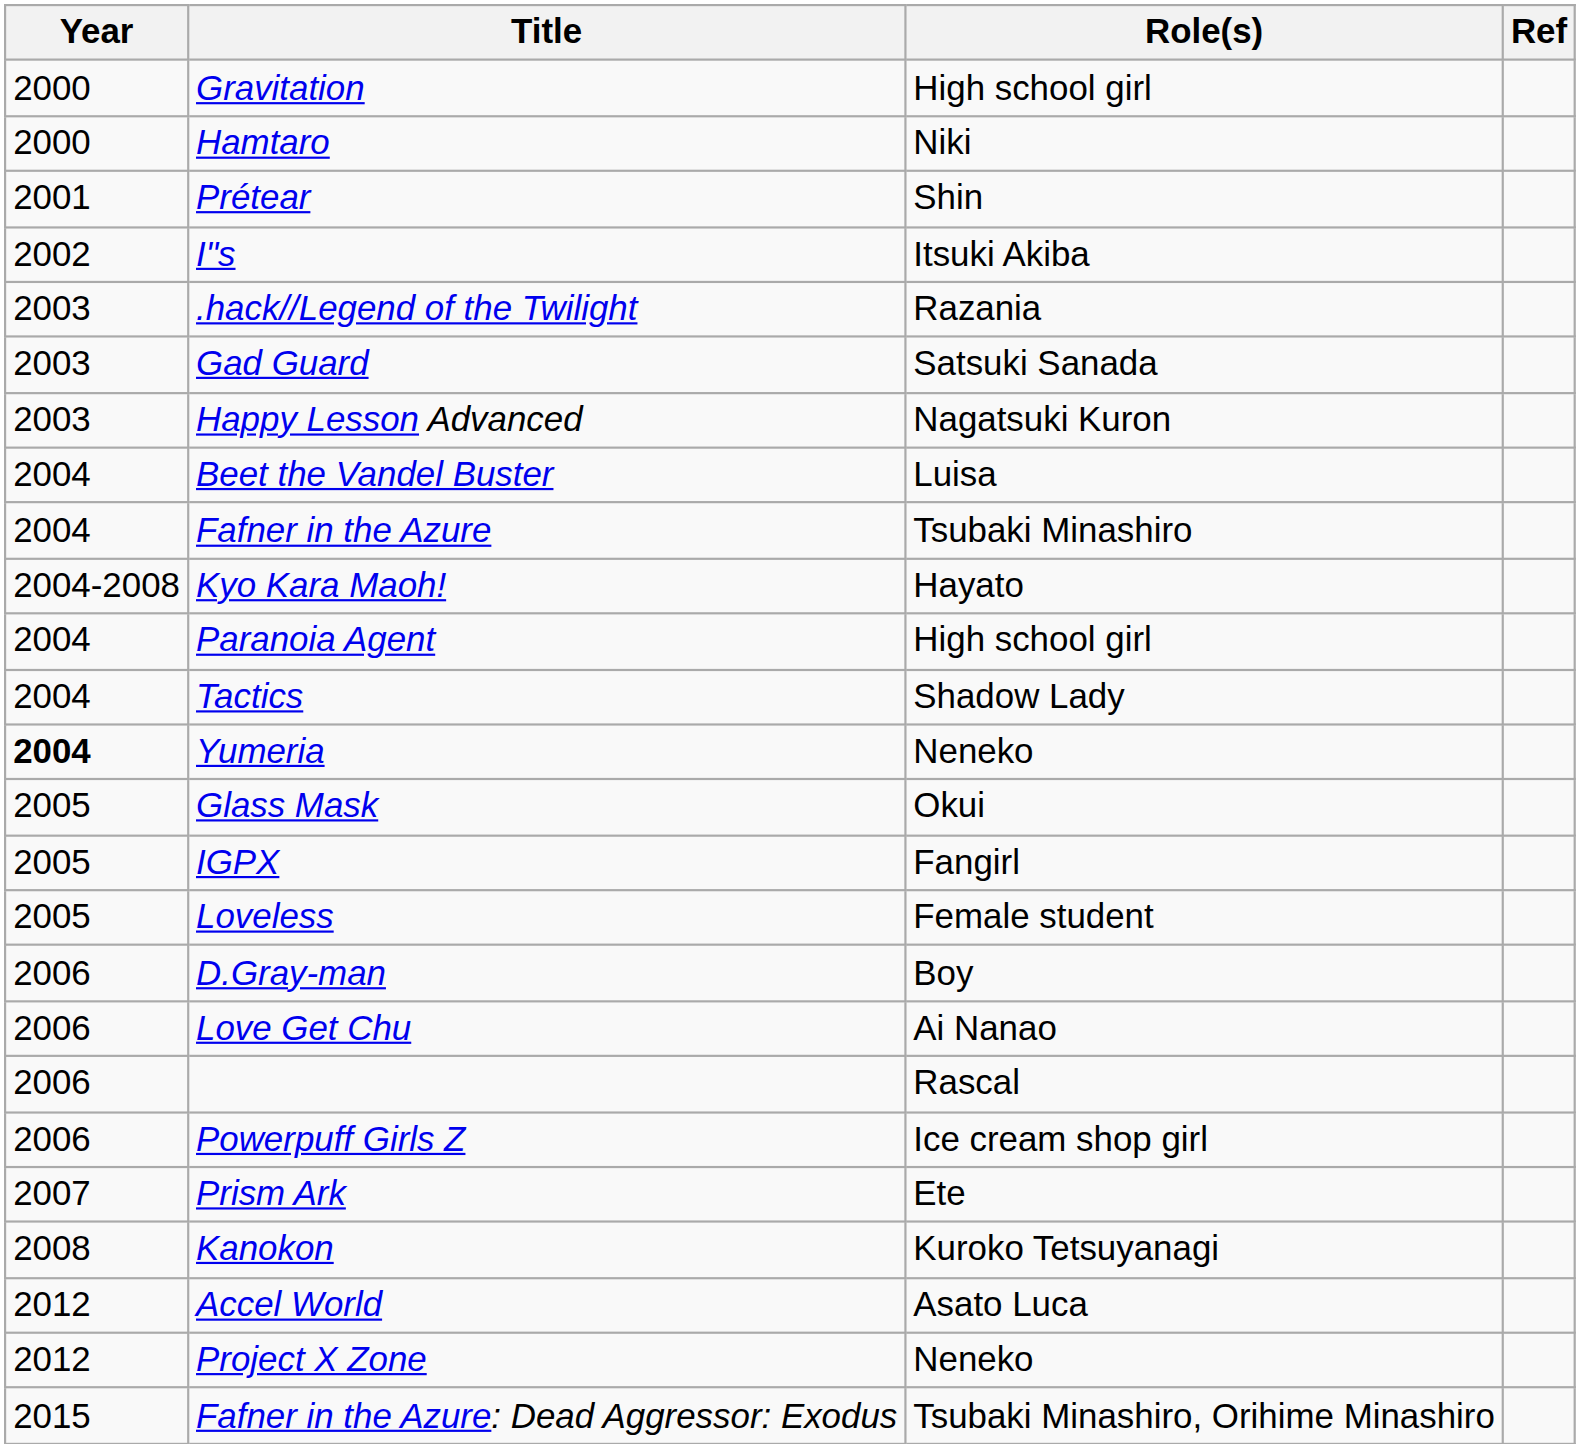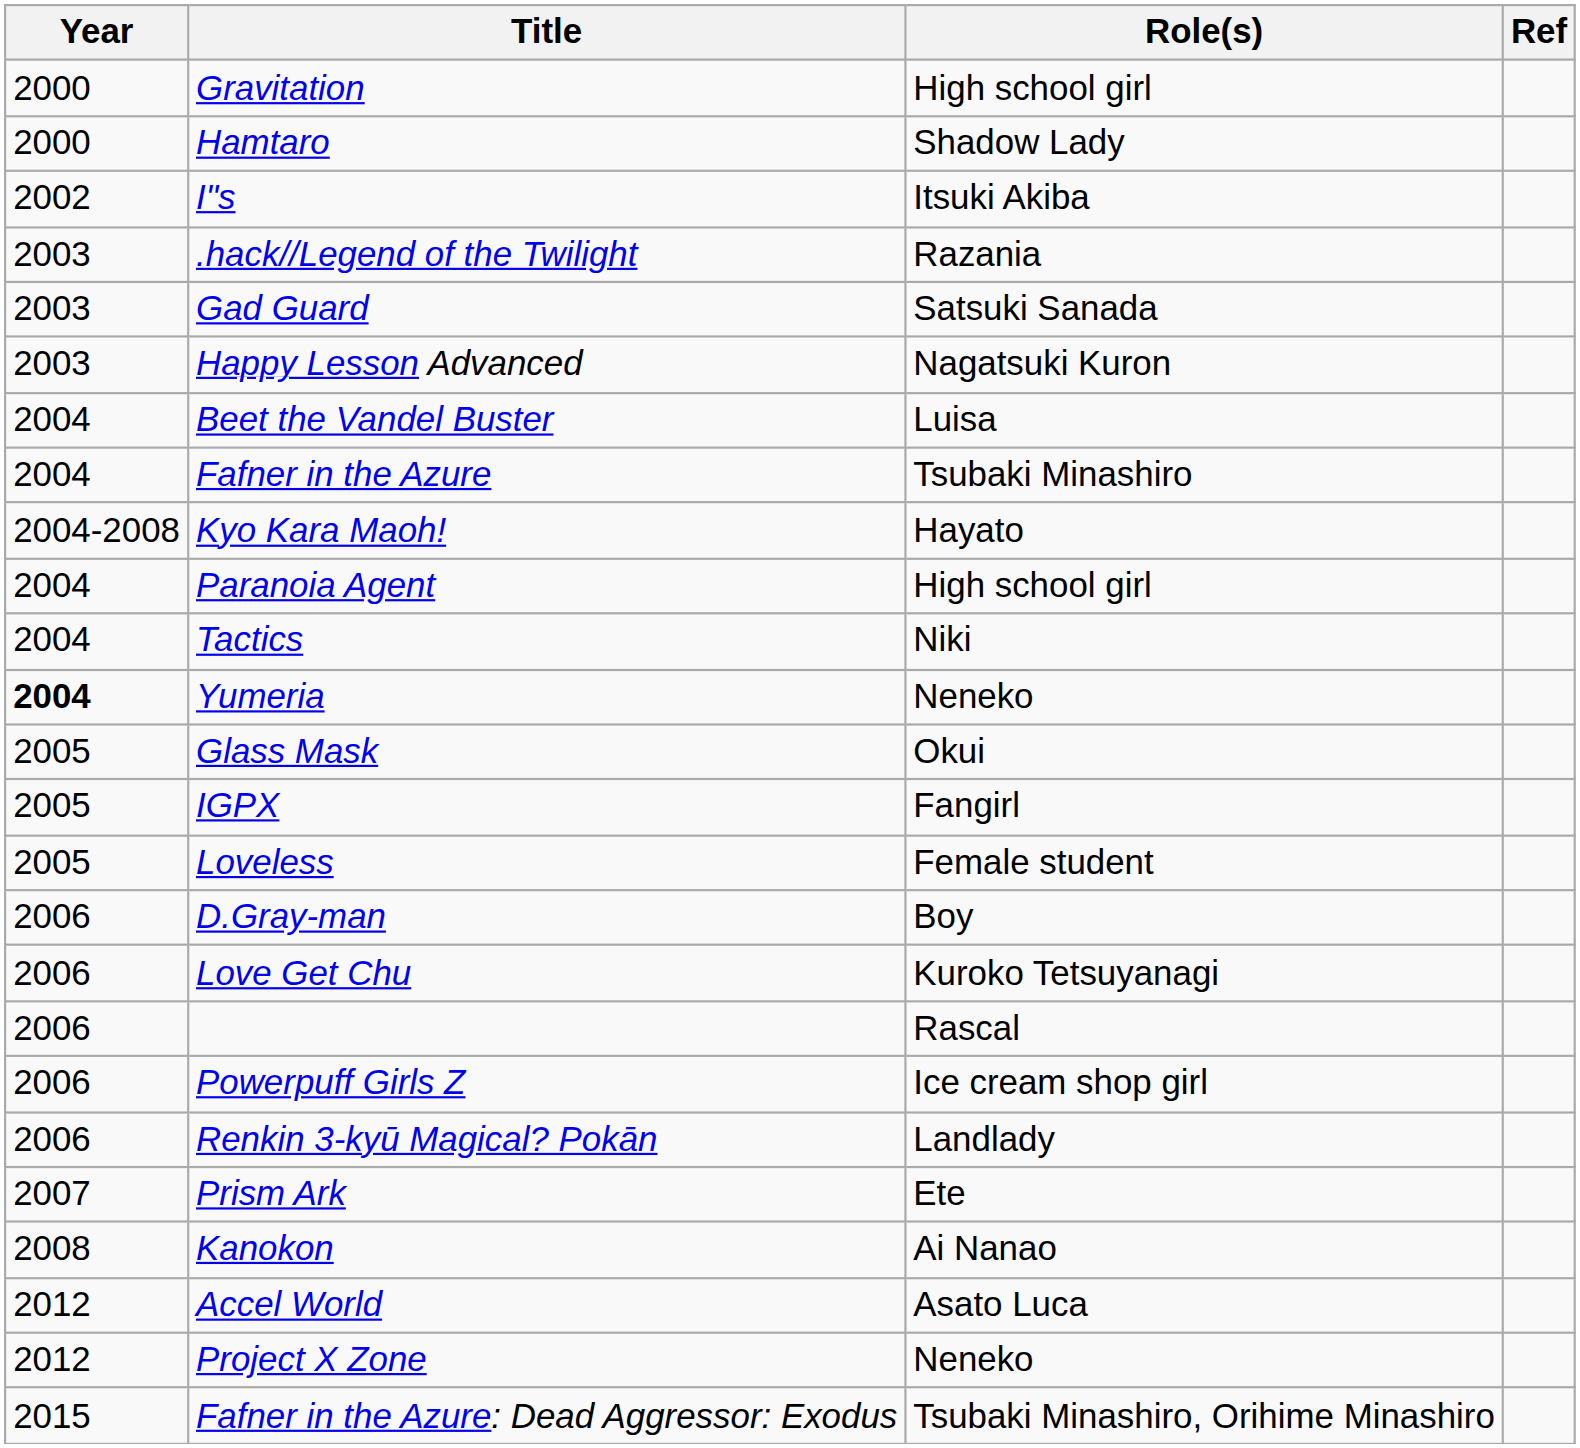(942, 142) Niki -> (1019, 142) Shadow Lady
- row: (253, 198)
(1019, 695) Shadow Lady -> (942, 640) Niki
(985, 1027) Ai Nanao -> (1066, 972) Kuroko Tetsuyanagi
+ row: (427, 1138)
(1066, 1249) Kuroko Tetsuyanagi -> (985, 1249) Ai Nanao
